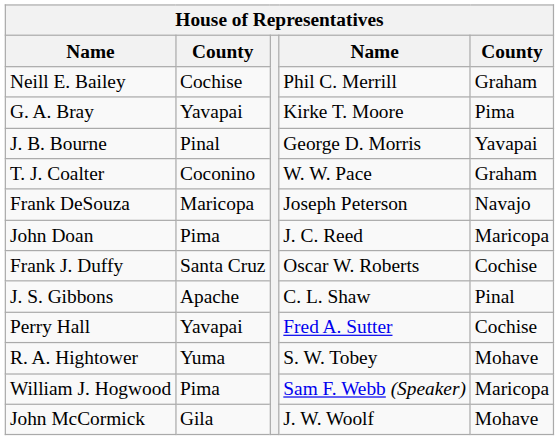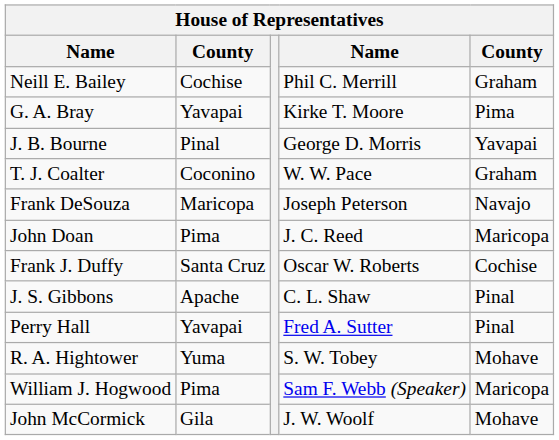(506, 327) Cochise -> (495, 327) Pinal
